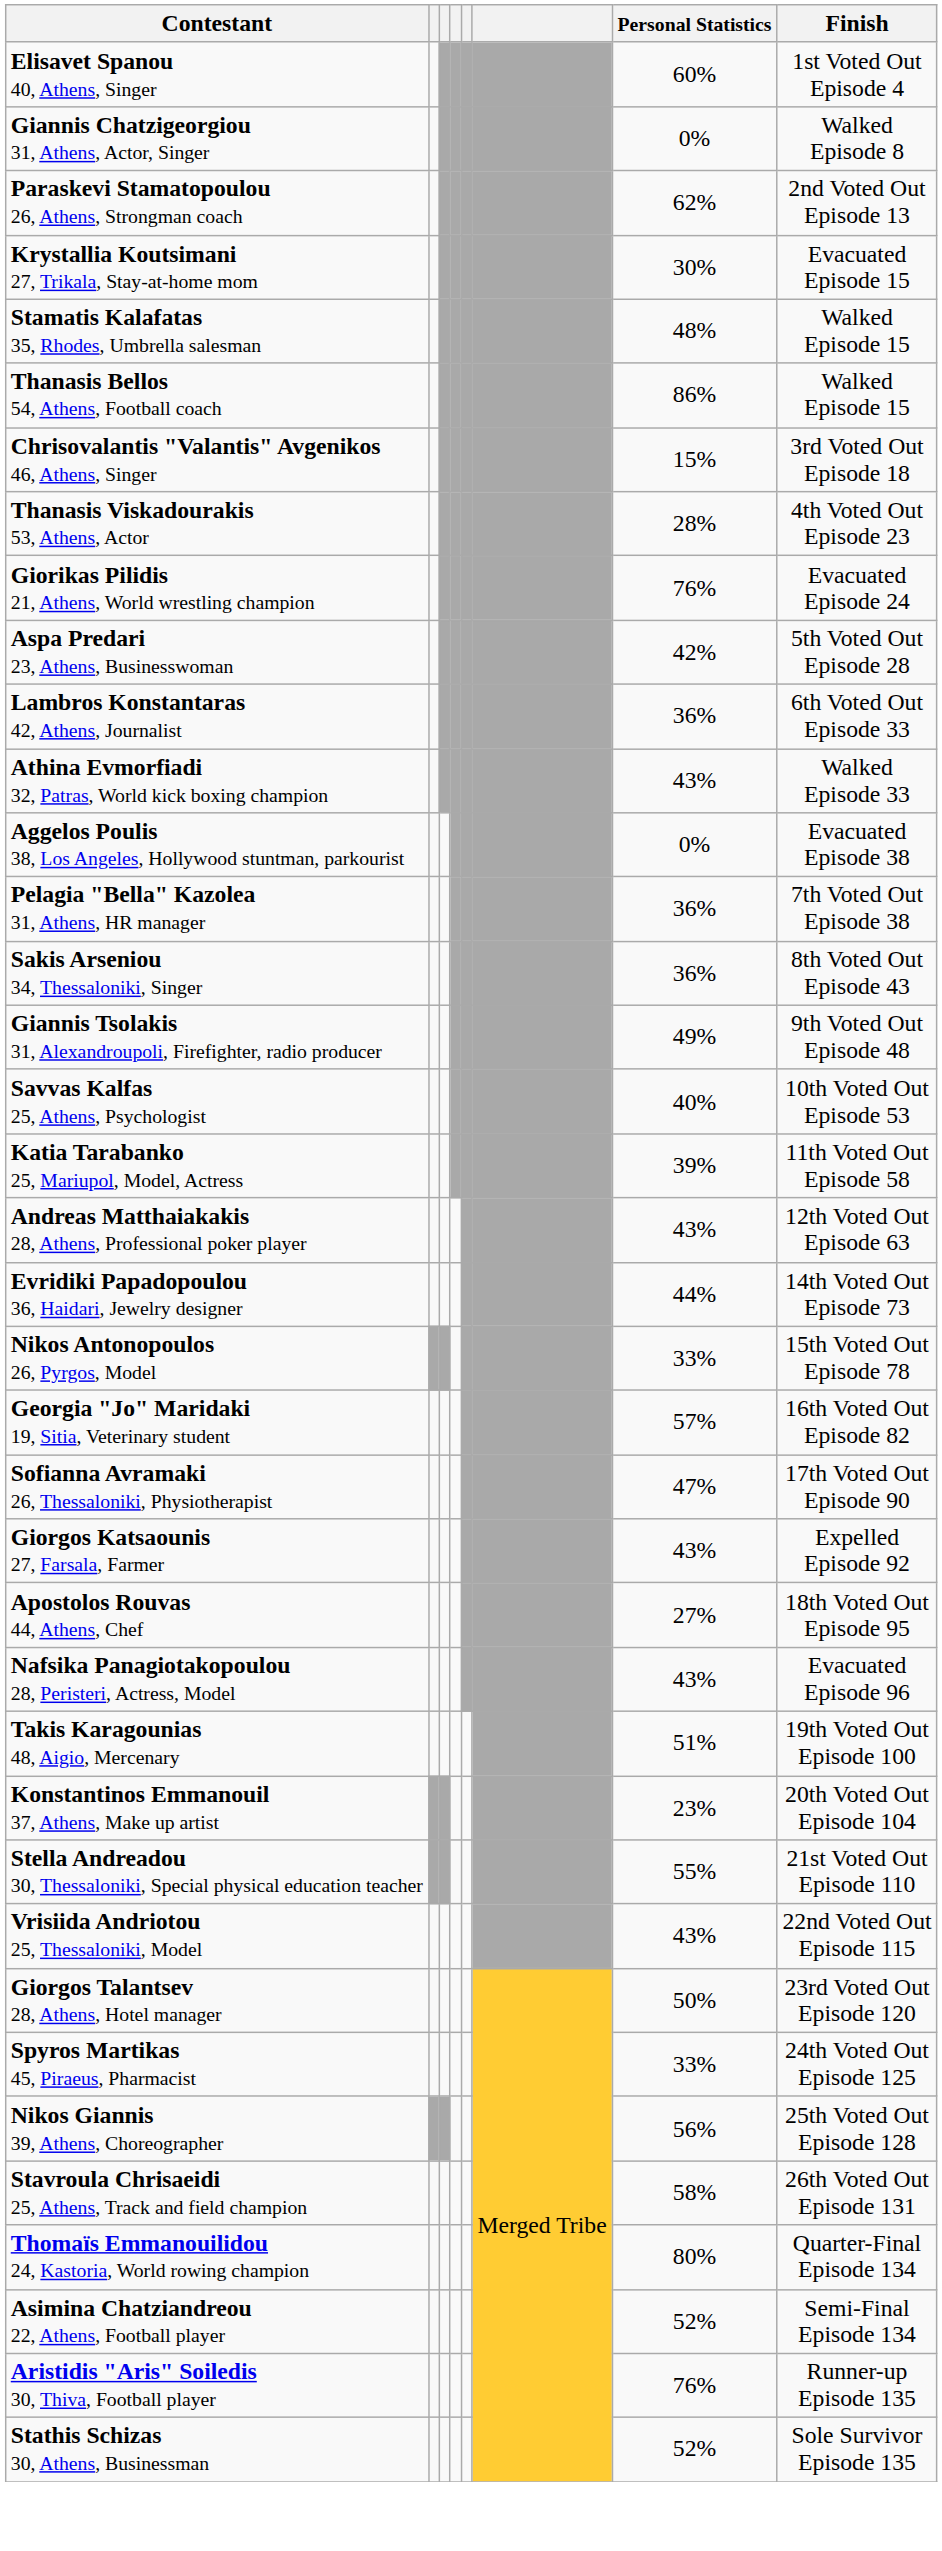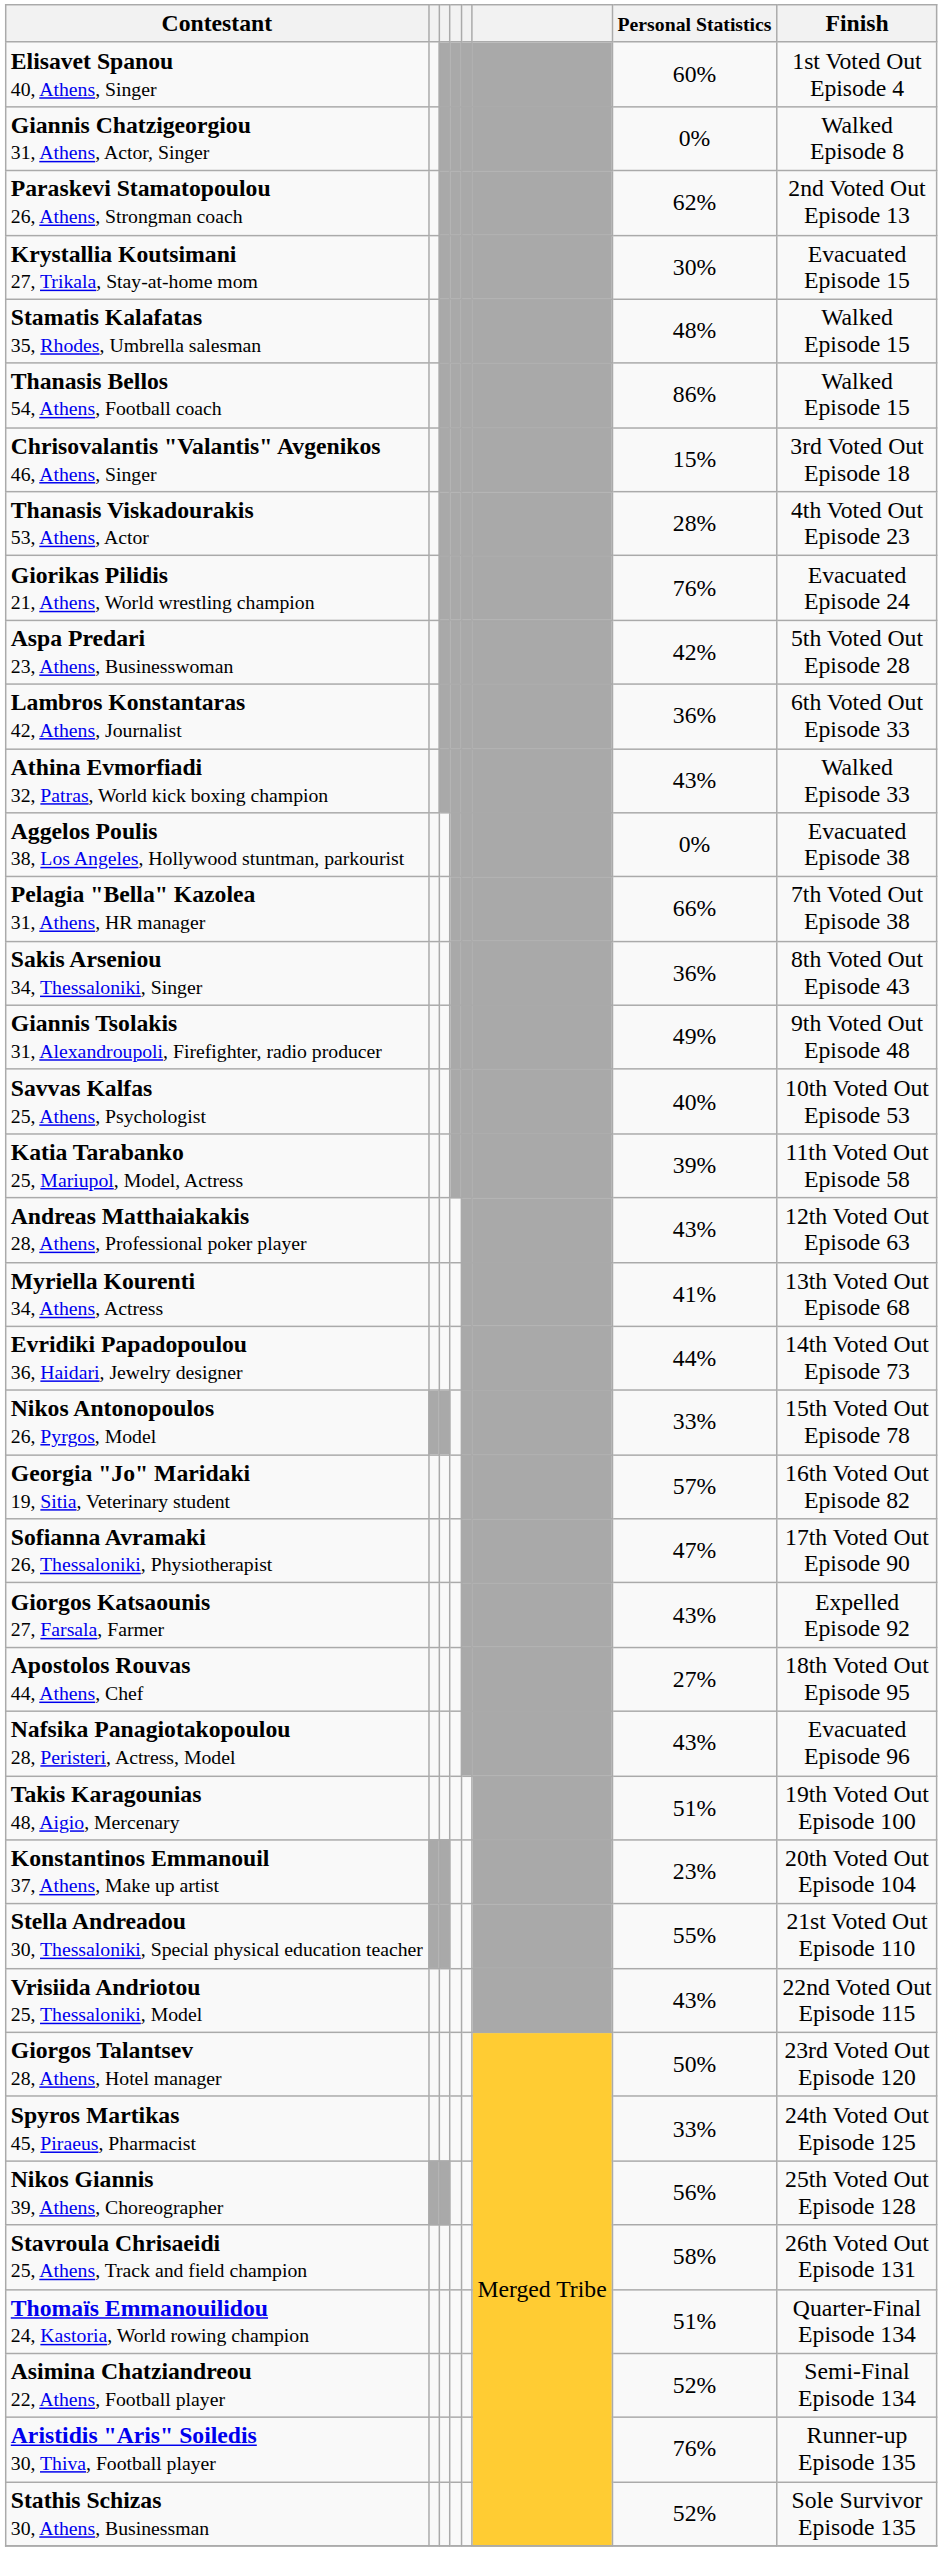(695, 908) 36% -> (695, 908) 66%
+ row: (103, 1293)
(695, 2256) 80% -> (695, 2320) 51%
